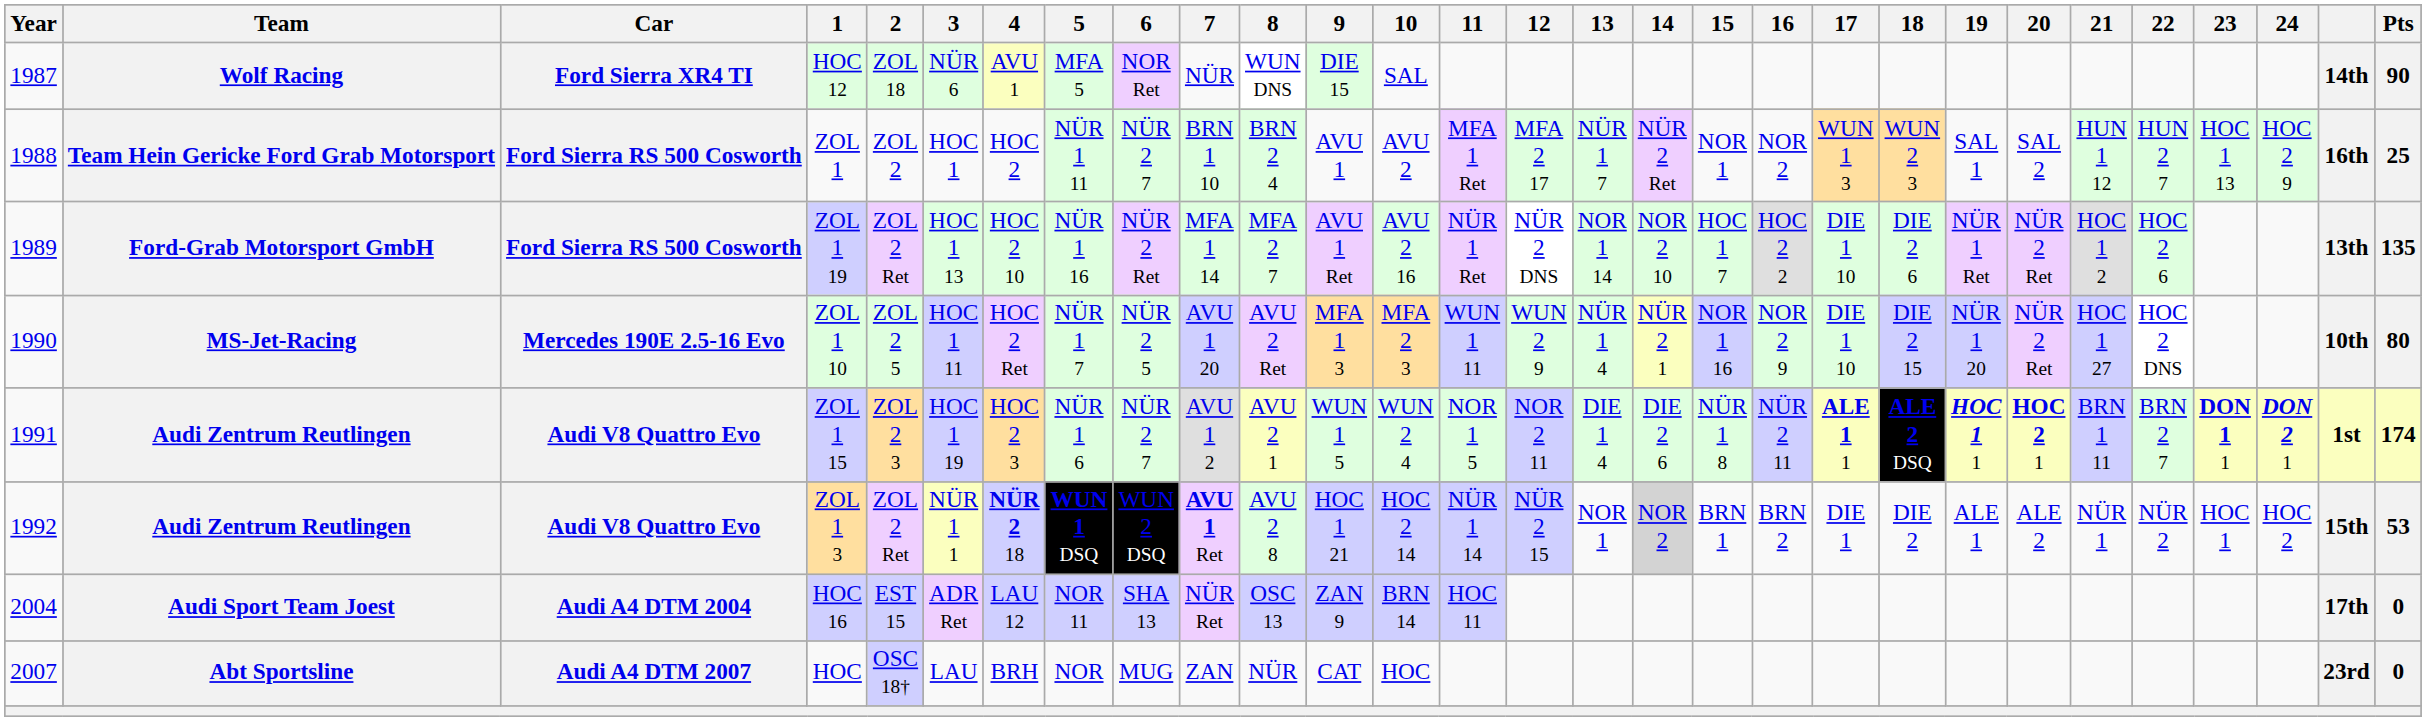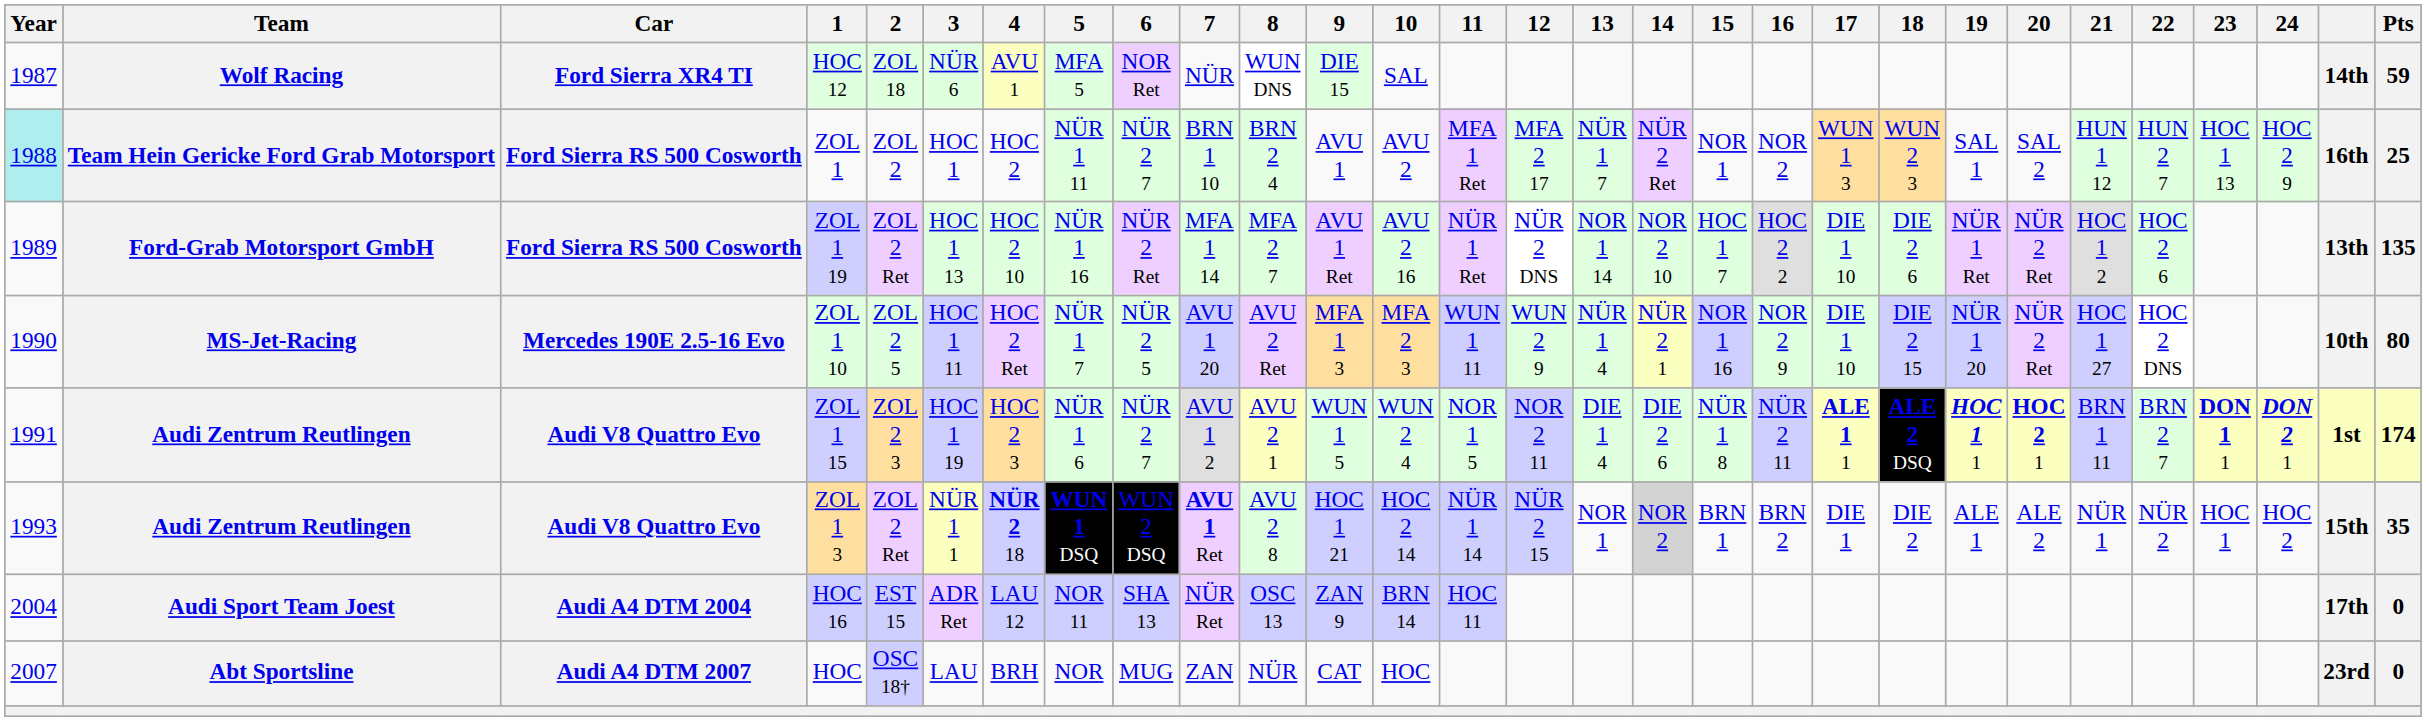(2398, 75) 90 -> (2398, 75) 59
(34, 154) no background -> (34, 154) paleturquoise background
(34, 527) 1992 -> (34, 527) 1993
(2398, 527) 53 -> (2398, 527) 35
